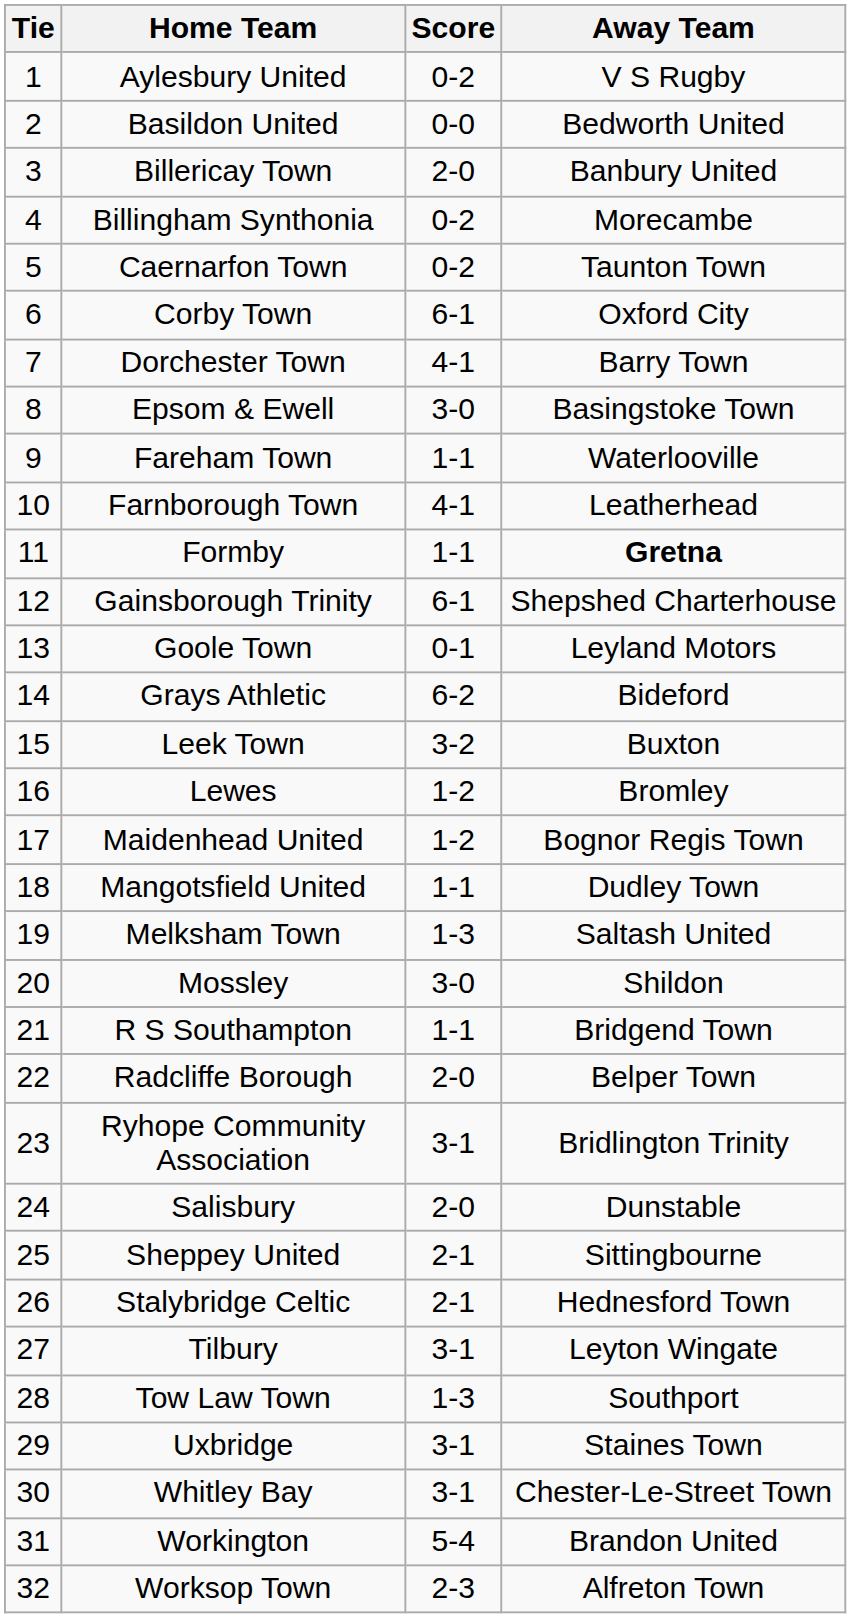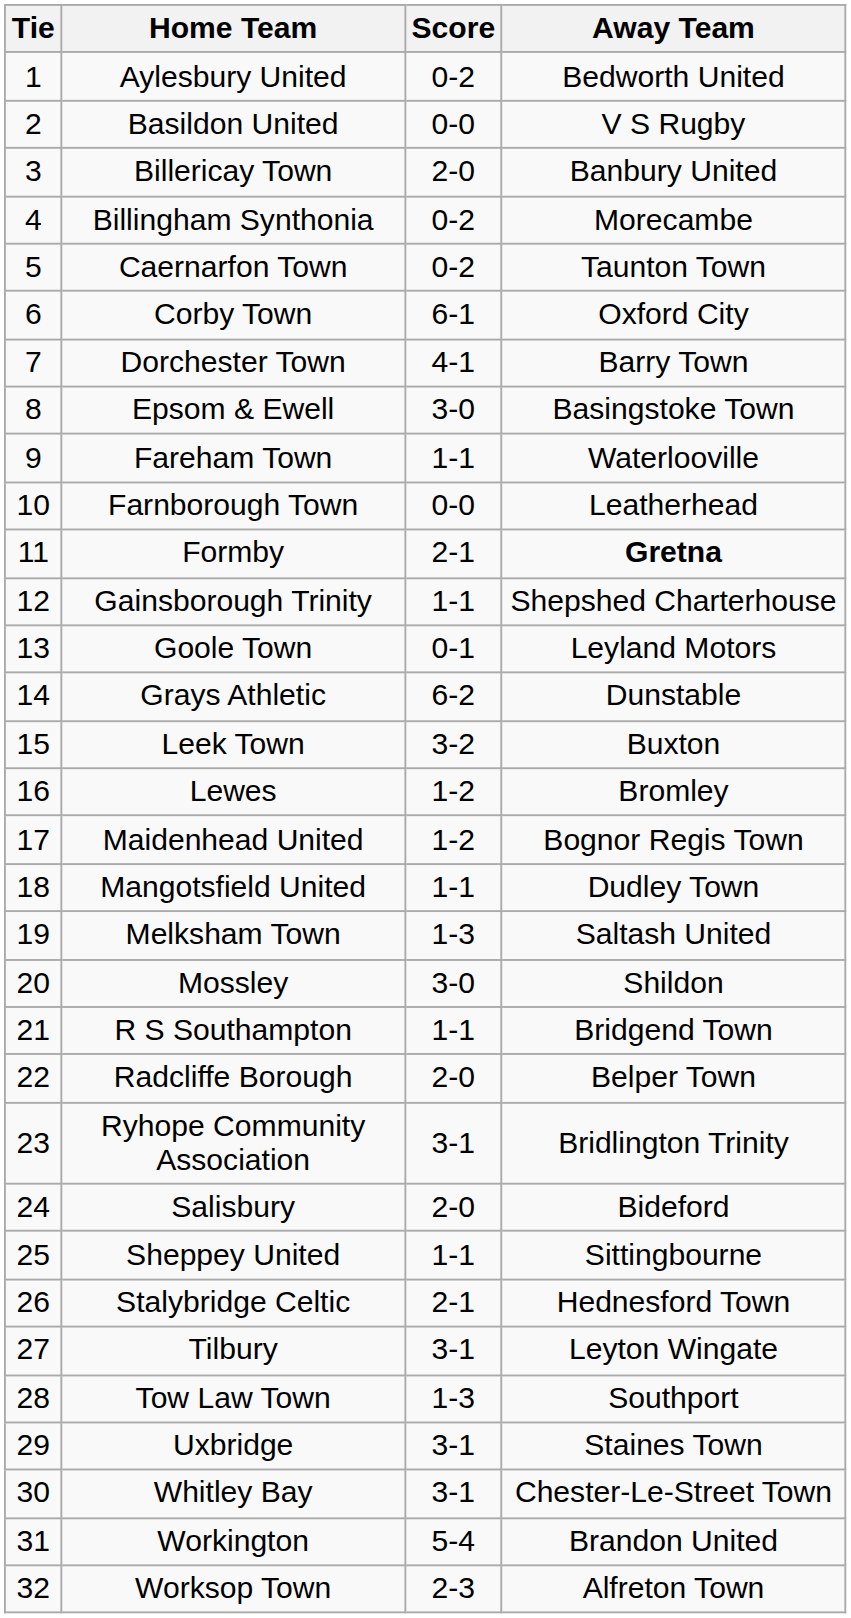(673, 76) V S Rugby -> (673, 76) Bedworth United
(673, 123) Bedworth United -> (673, 123) V S Rugby
(453, 505) 4-1 -> (453, 505) 0-0
(453, 553) 1-1 -> (453, 553) 2-1
(453, 600) 6-1 -> (453, 600) 1-1
(673, 696) Bideford -> (673, 696) Dunstable
(673, 1207) Dunstable -> (673, 1207) Bideford
(453, 1254) 2-1 -> (453, 1254) 1-1
